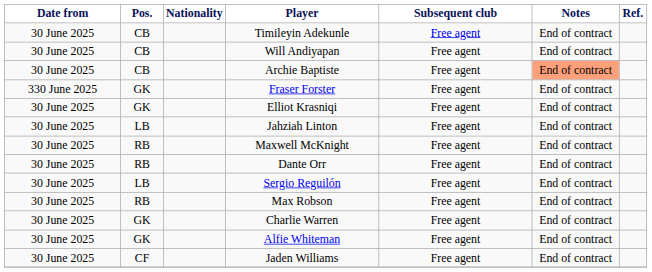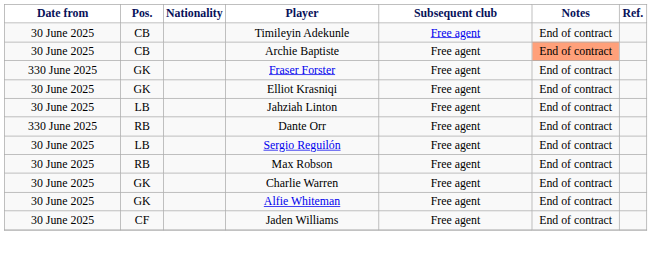- row: (302, 51)
- row: (302, 145)
(63, 164) 30 June 2025 -> (63, 126) 330 June 2025
